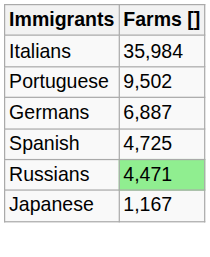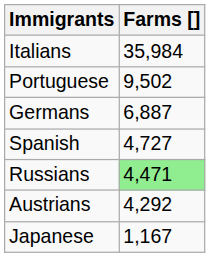(148, 143) 4,725 -> (148, 143) 4,727
+ row: (50, 205)
